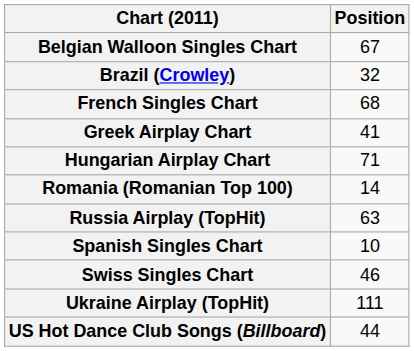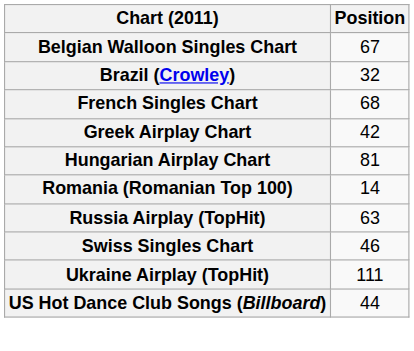(370, 132) 41 -> (370, 132) 42
(370, 160) 71 -> (370, 160) 81
- row: (167, 246)
